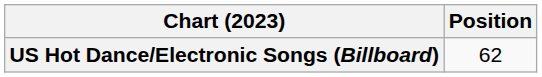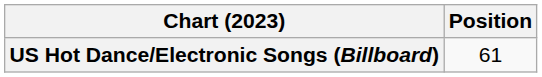(490, 54) 62 -> (490, 54) 61
